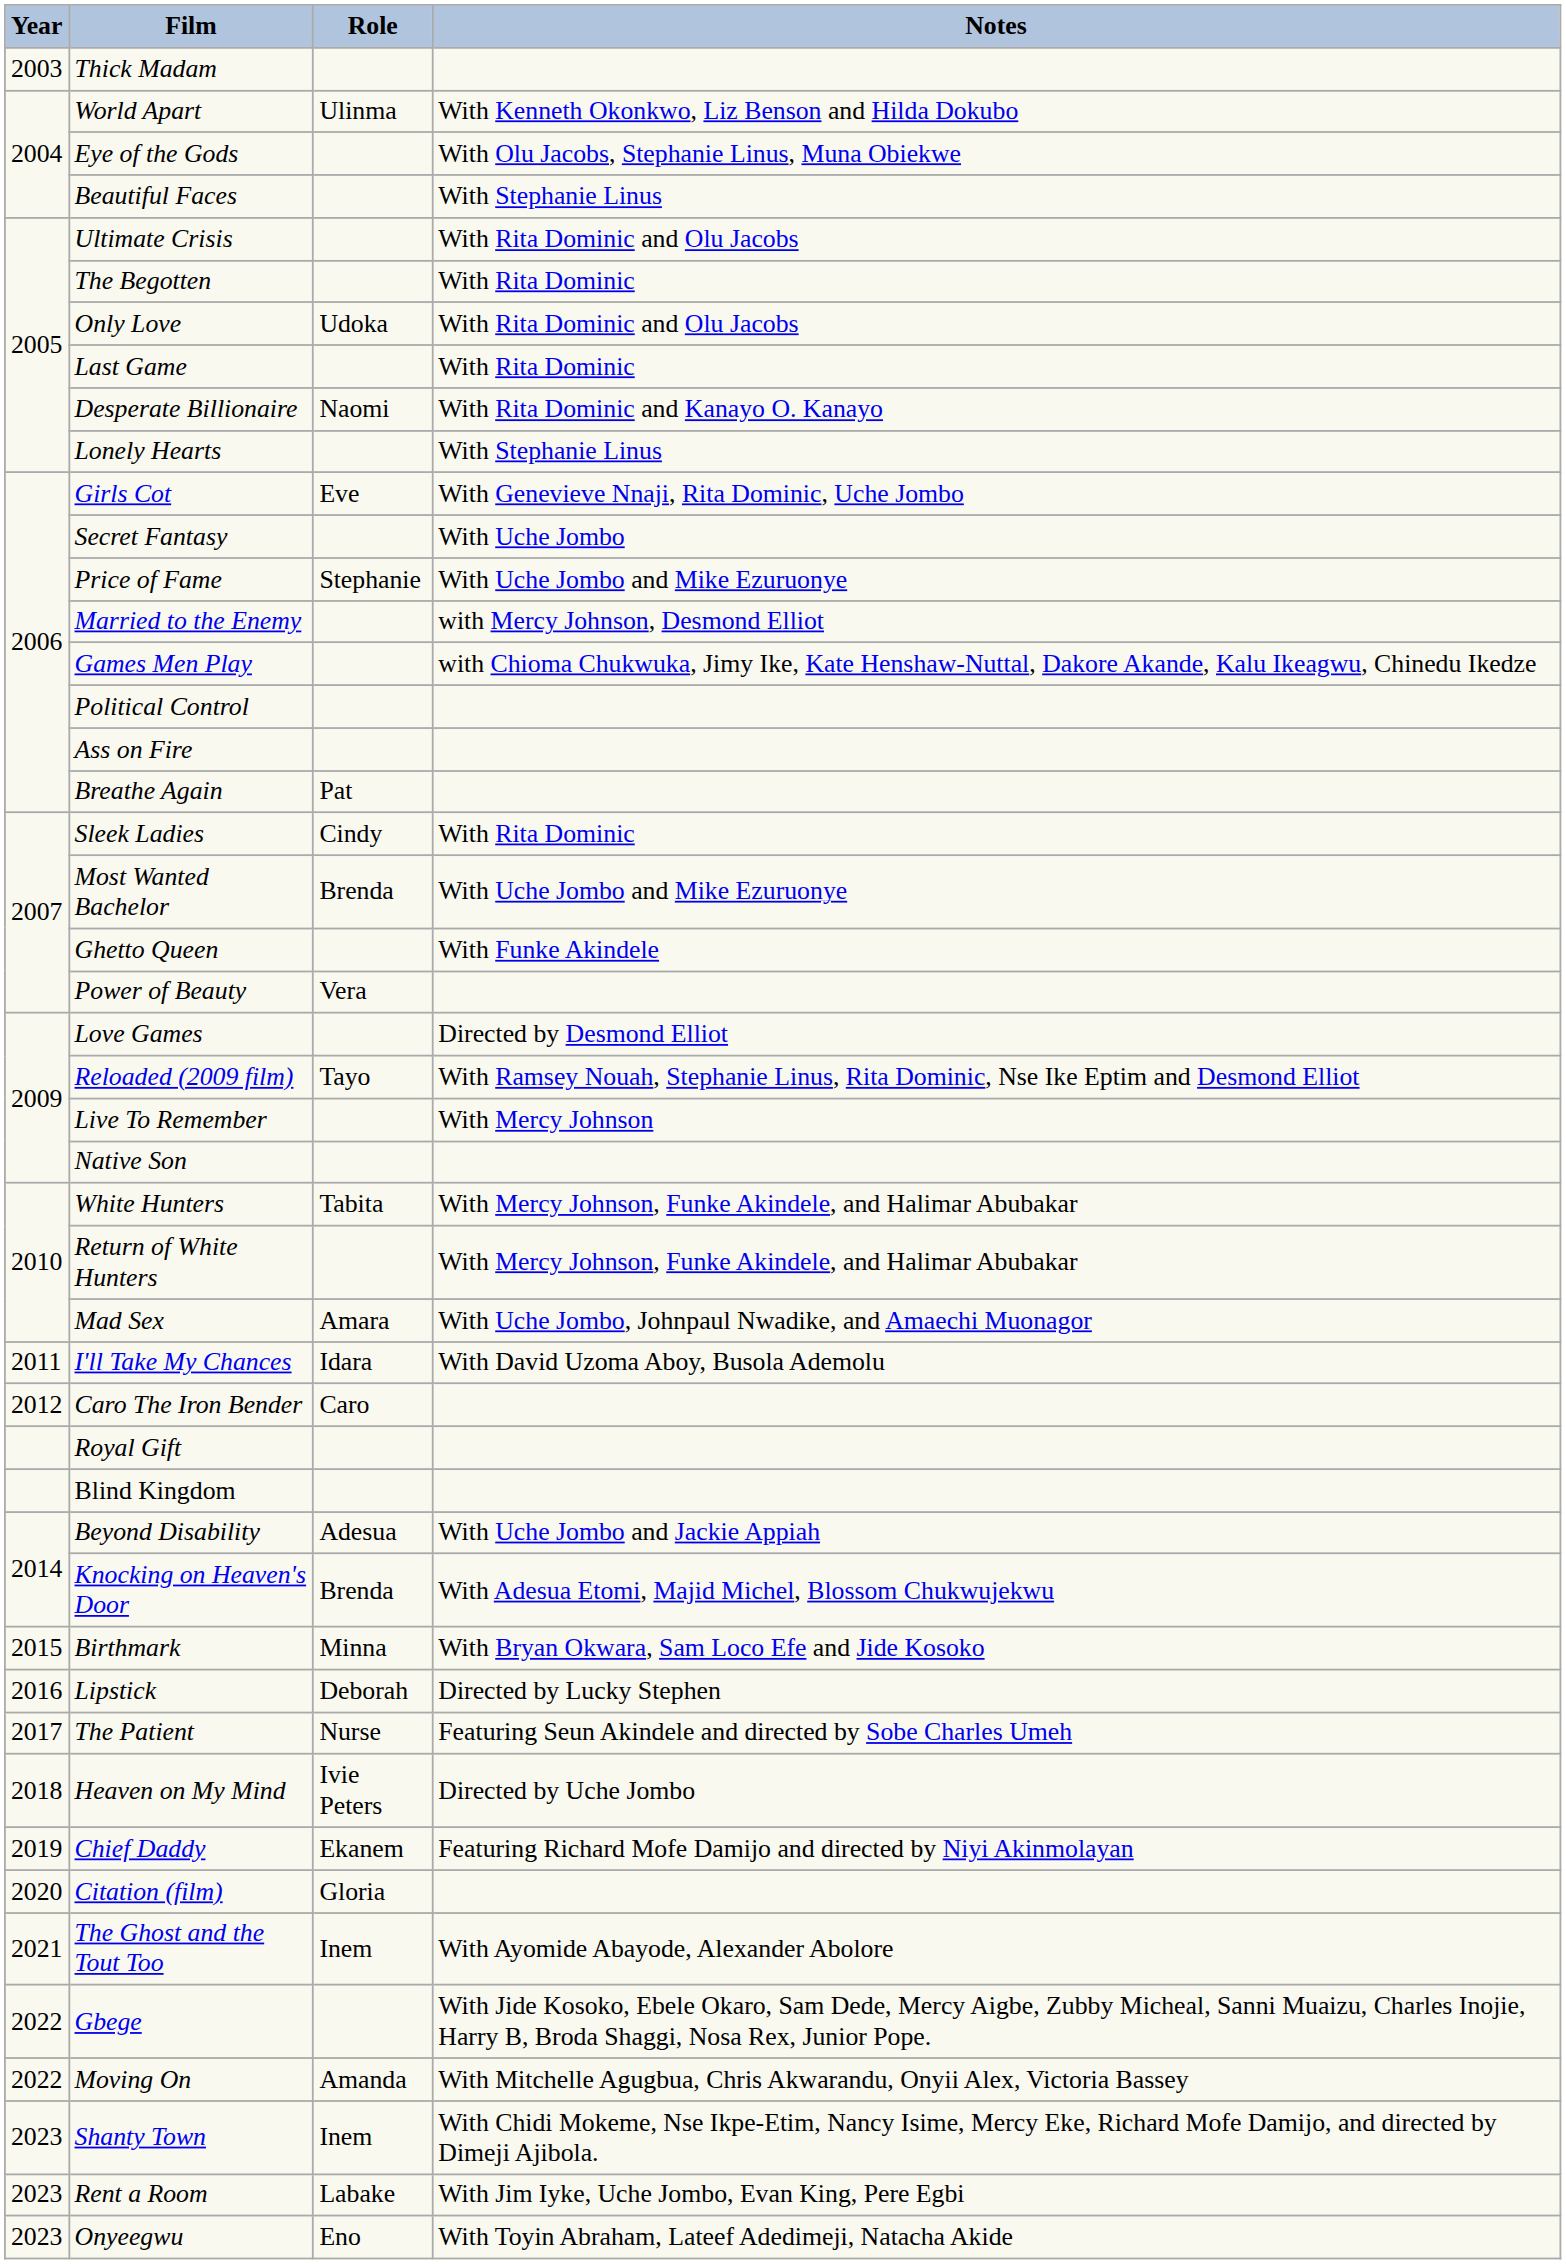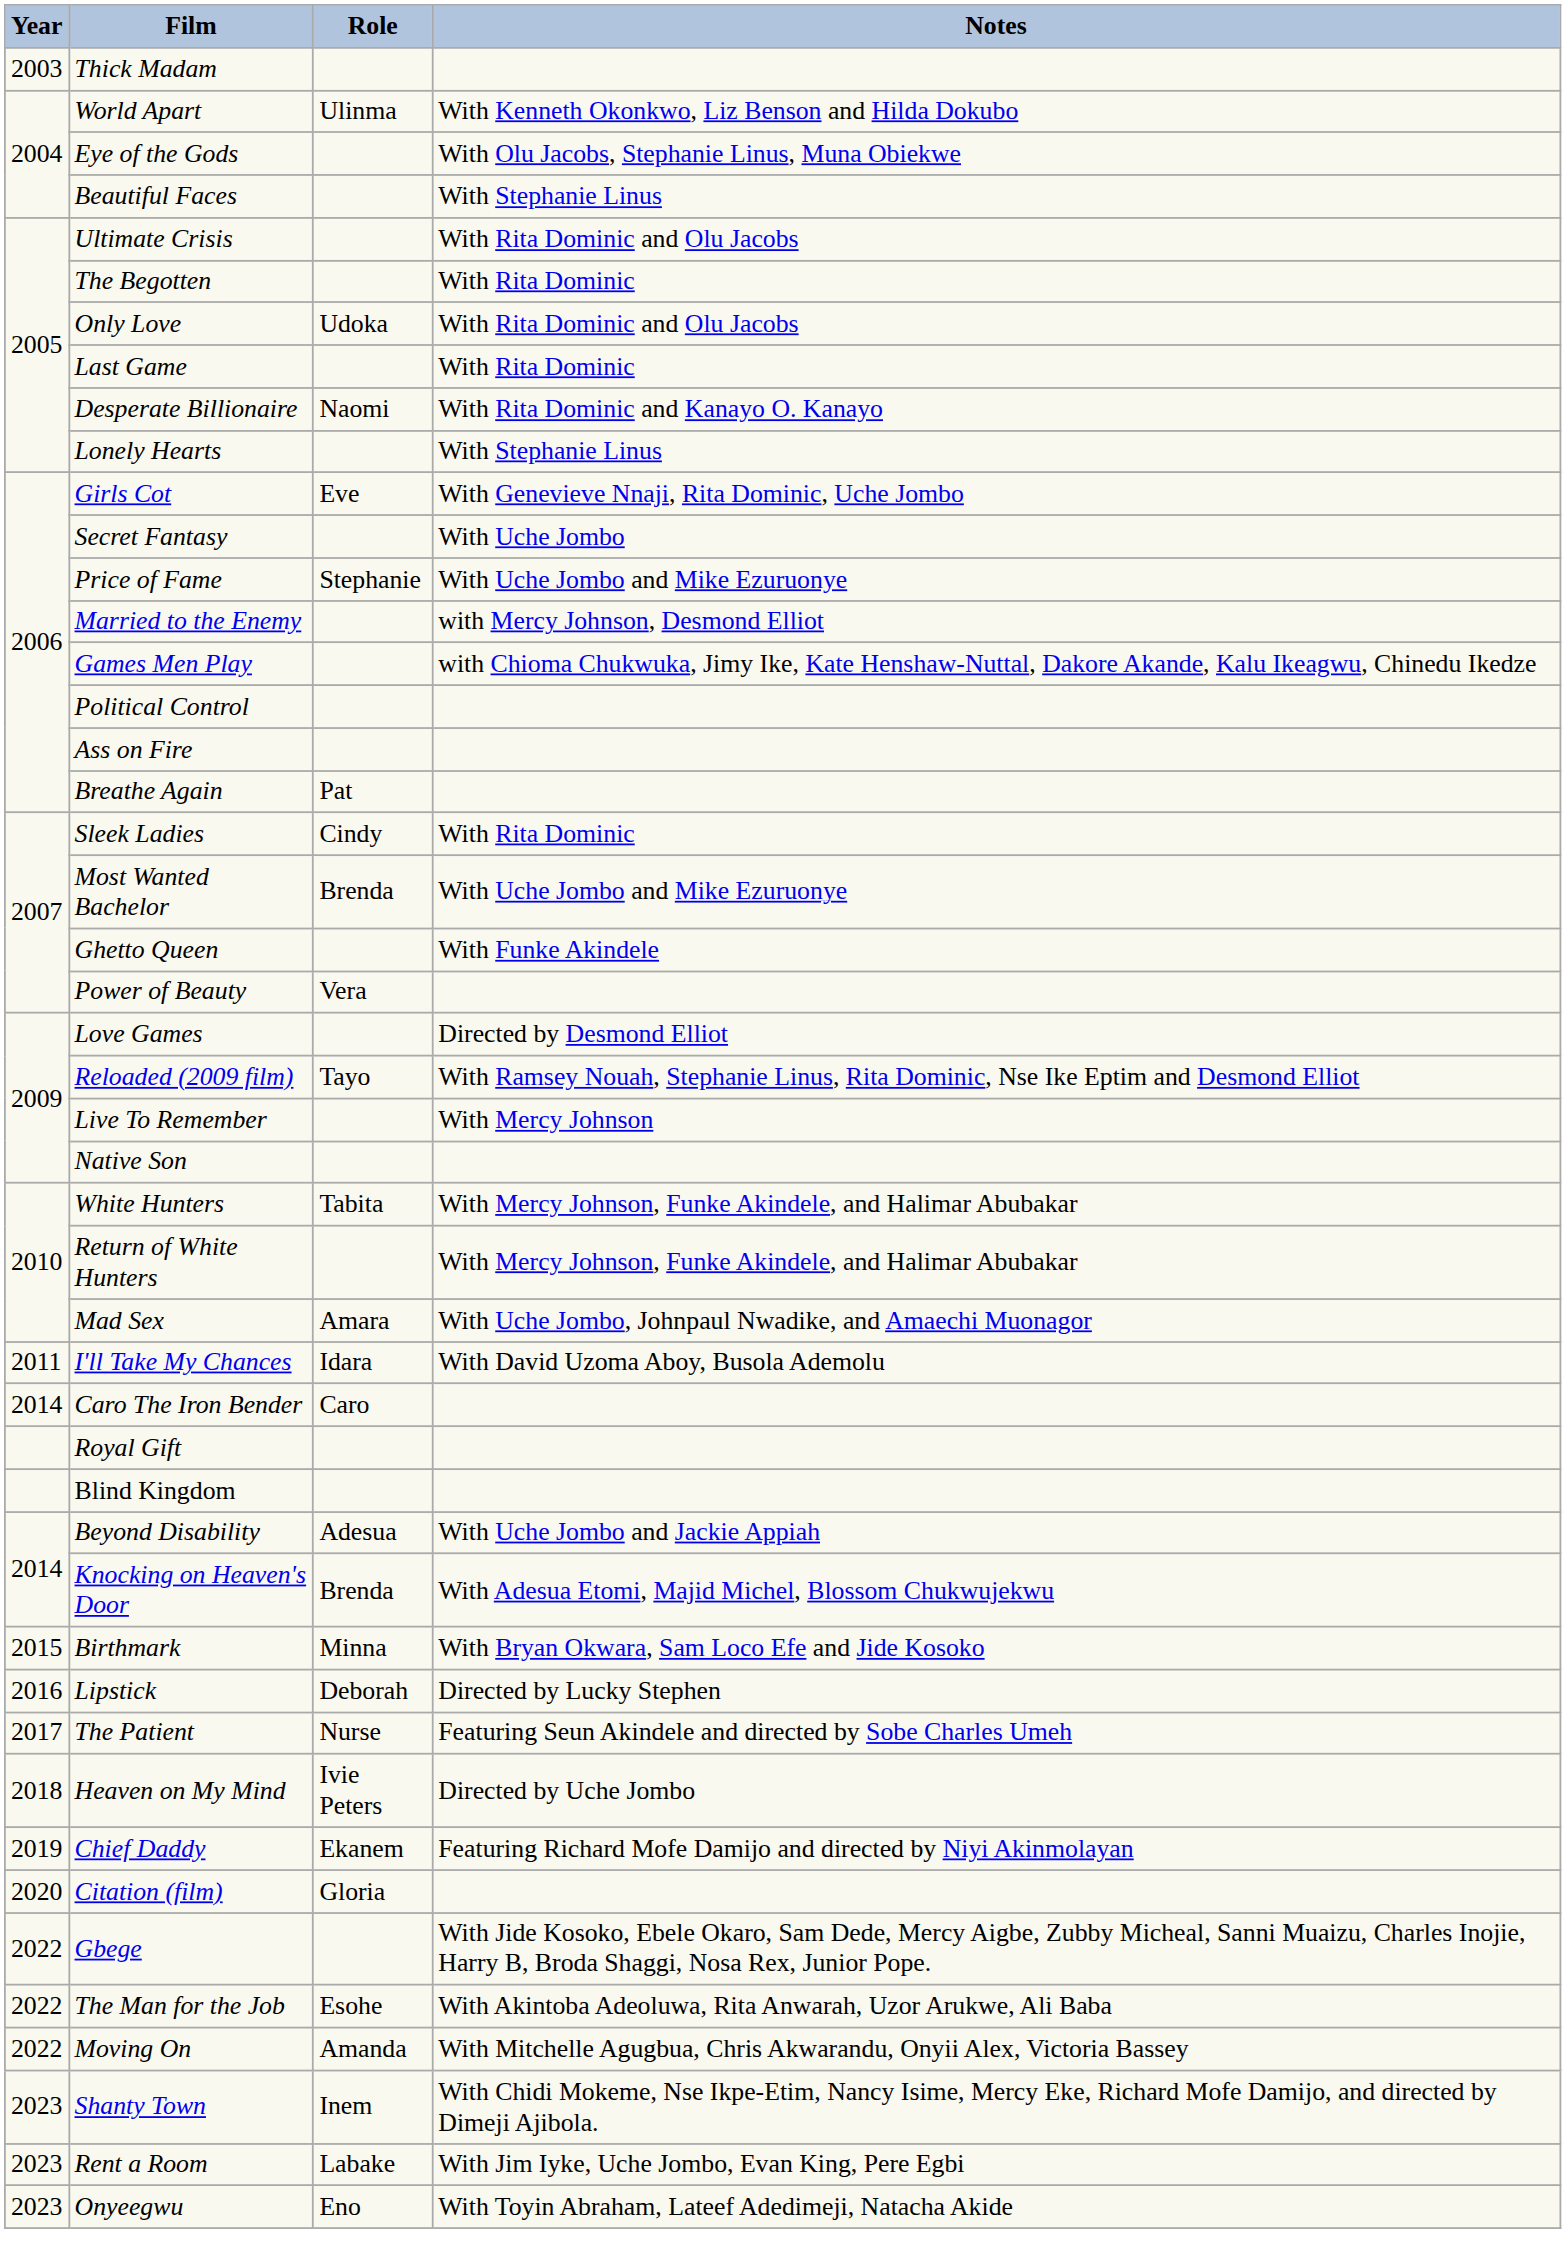(37, 1404) 2012 -> (37, 1404) 2014
- row: (169, 1948)
+ row: (180, 2006)
